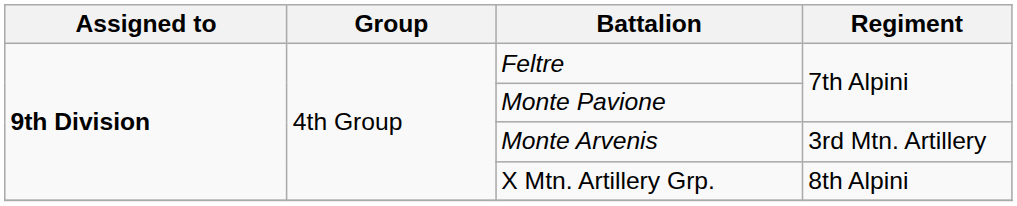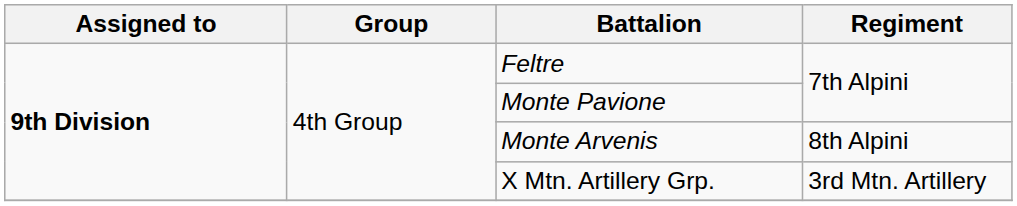(897, 141) 3rd Mtn. Artillery -> (858, 141) 8th Alpini
(858, 180) 8th Alpini -> (897, 180) 3rd Mtn. Artillery
